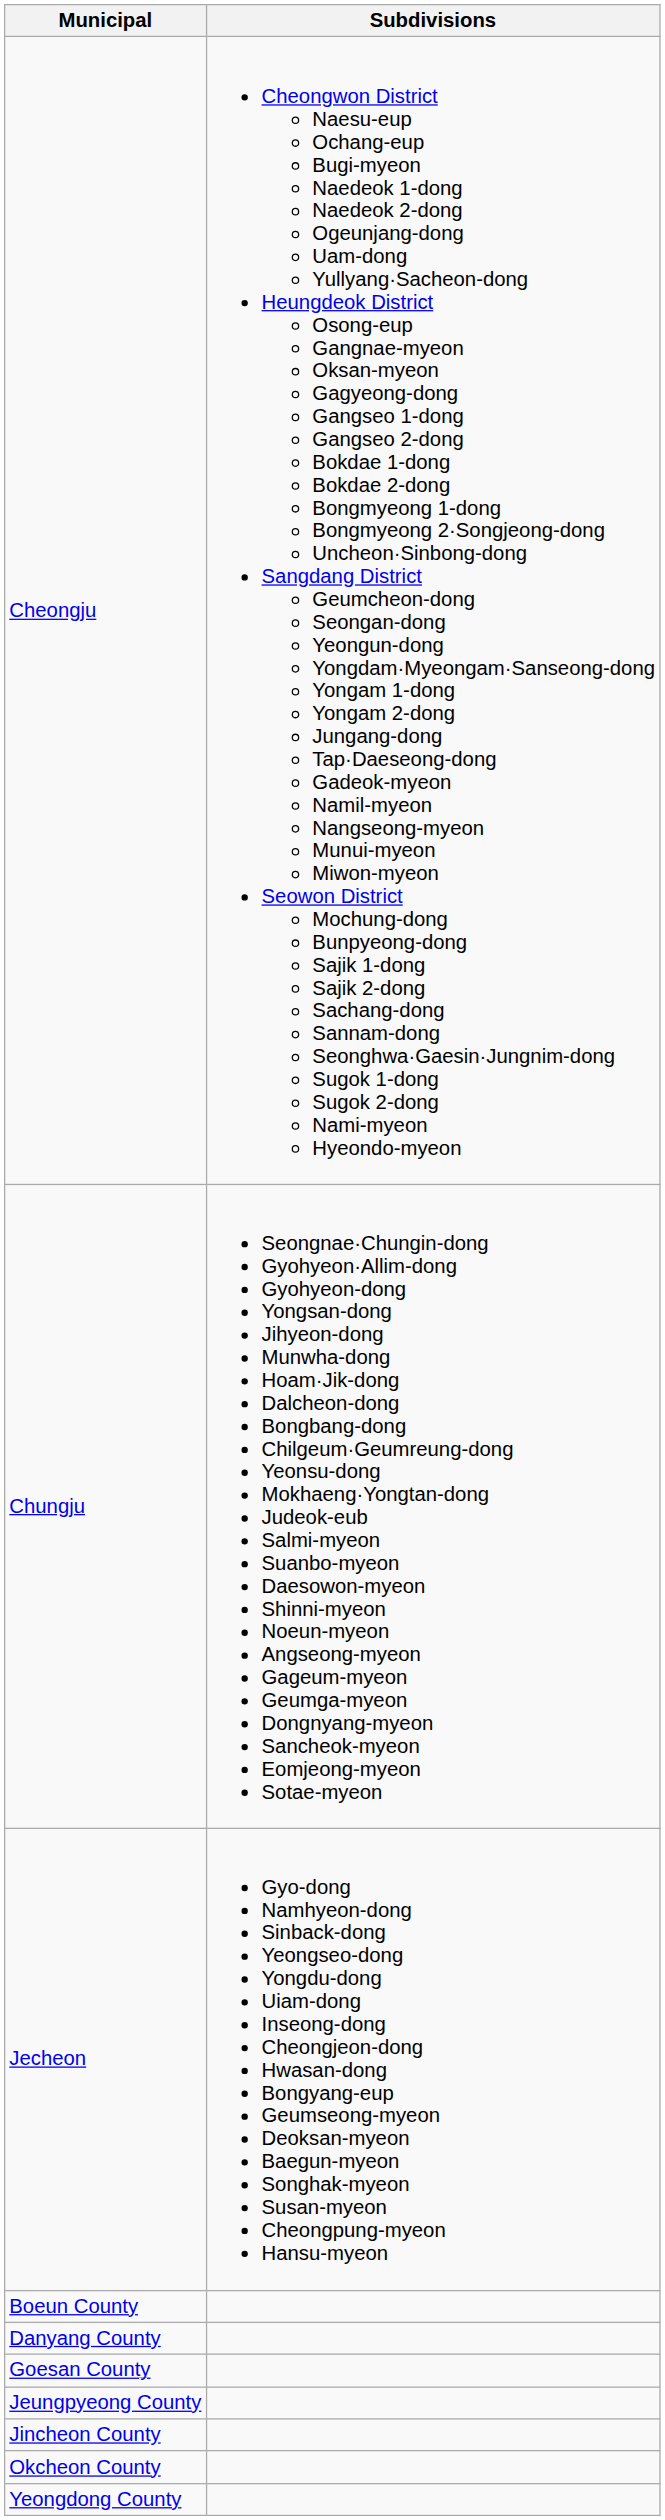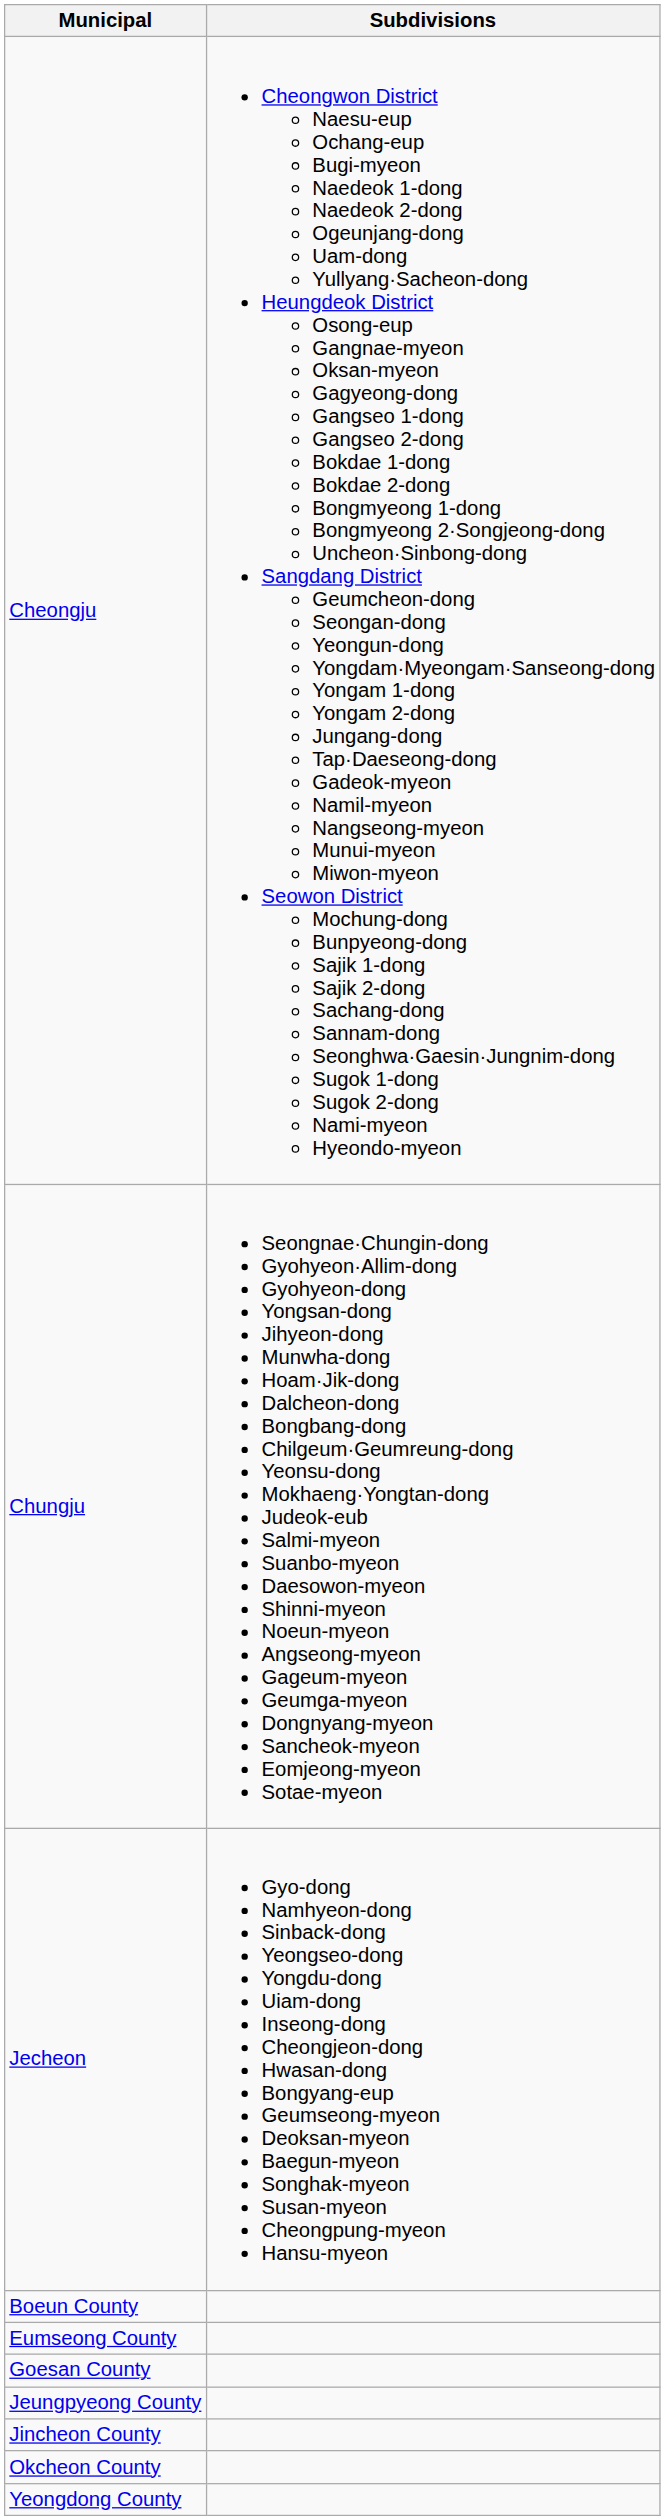- row: (85, 2338)
+ row: (93, 2338)
